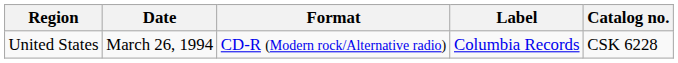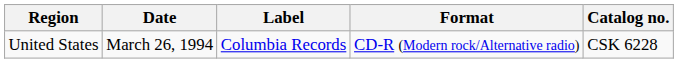columns swapped: (334, 17) <-> (517, 17)
